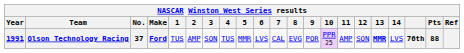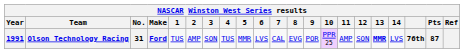(139, 38) 37 -> (139, 38) 31
(435, 38) 88 -> (435, 38) 87
